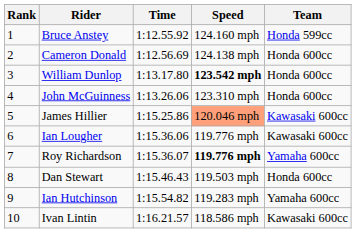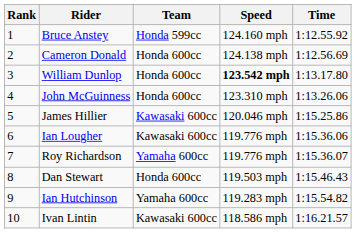columns swapped: (307, 14) <-> (162, 14)
(227, 116) lightsalmon background -> (255, 116) no background
(227, 156) bold -> (255, 156) normal
